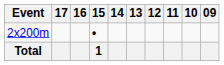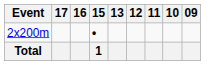- column: (117, 13)
